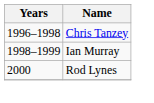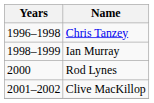+ row: (106, 88)
